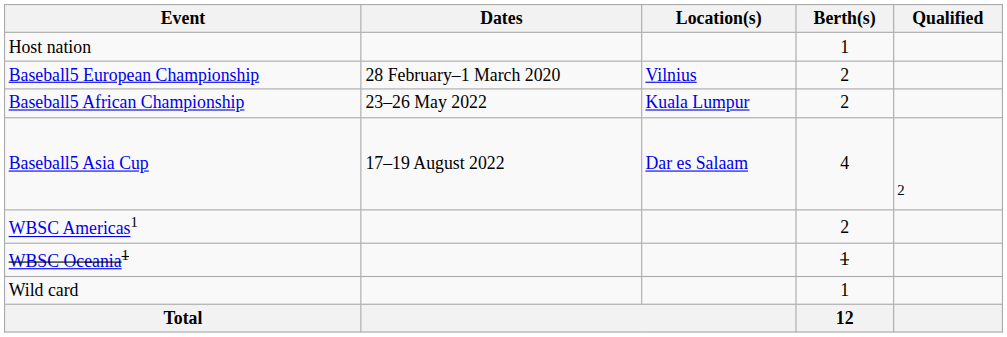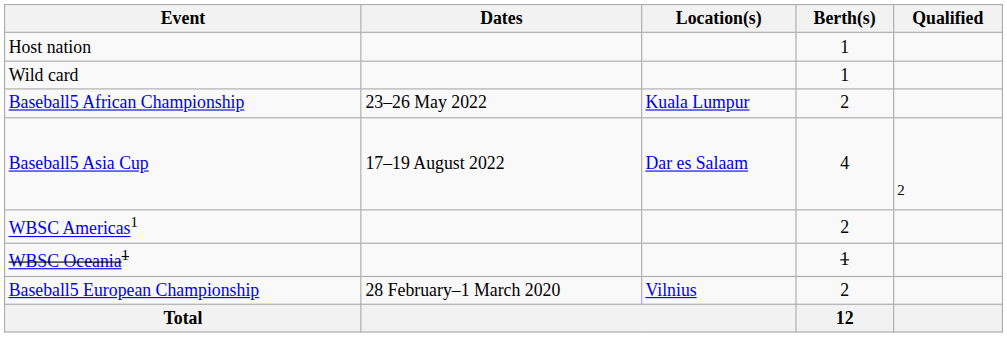rows swapped: (134, 74) <-> (44, 290)
